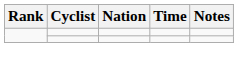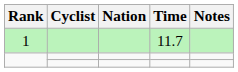+ row: (26, 40)
